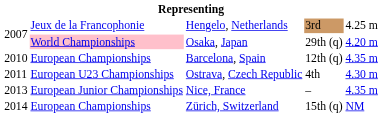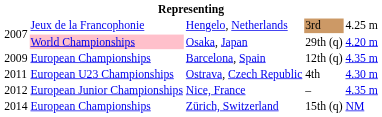(16, 58) 2010 -> (16, 58) 2009
(16, 90) 2013 -> (16, 90) 2012
